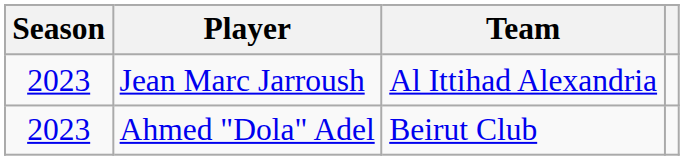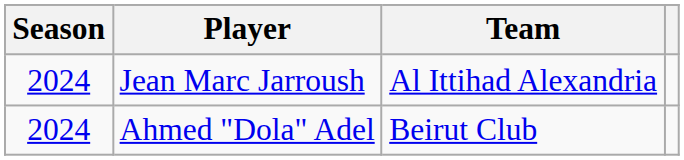(59, 79) 2023 -> (59, 79) 2024
(59, 129) 2023 -> (59, 129) 2024
